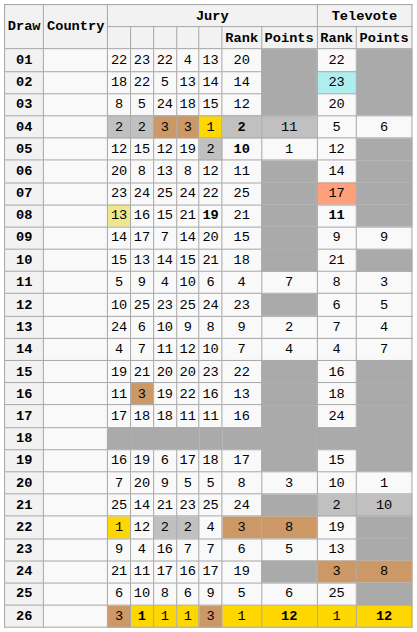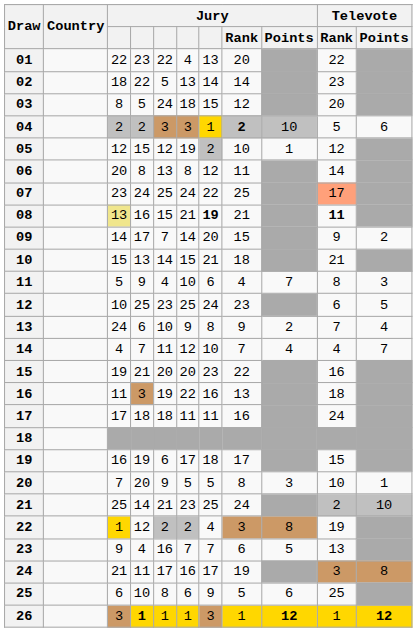(337, 82) paleturquoise background -> (337, 82) no background
(289, 127) 11 -> (289, 127) 10
(242, 149) bold -> (242, 149) normal
(384, 238) 9 -> (384, 238) 2
